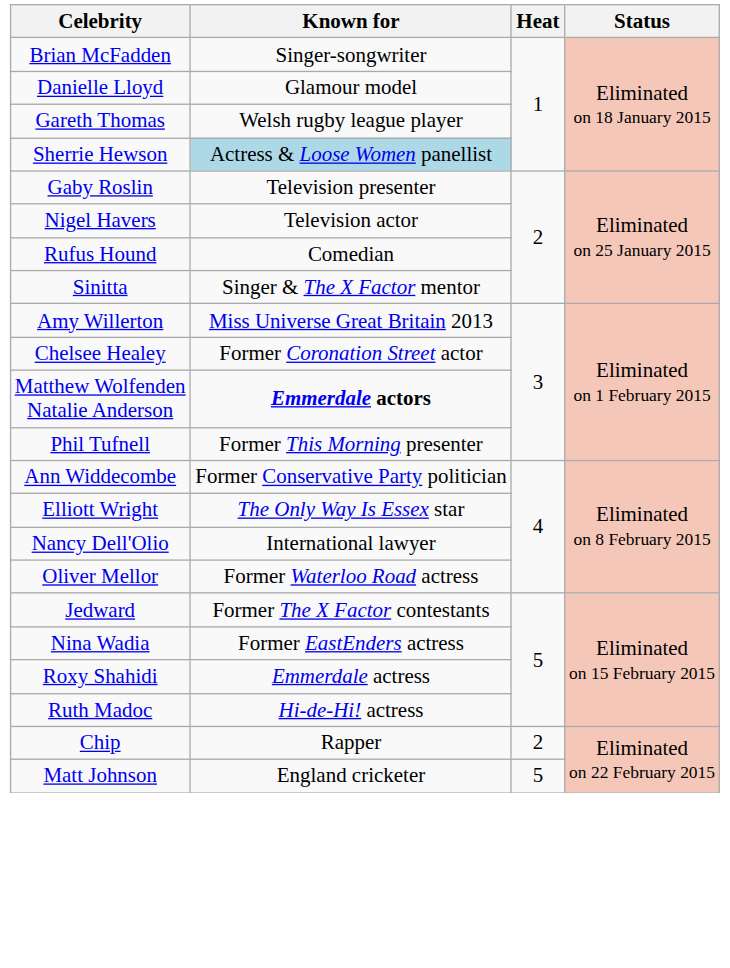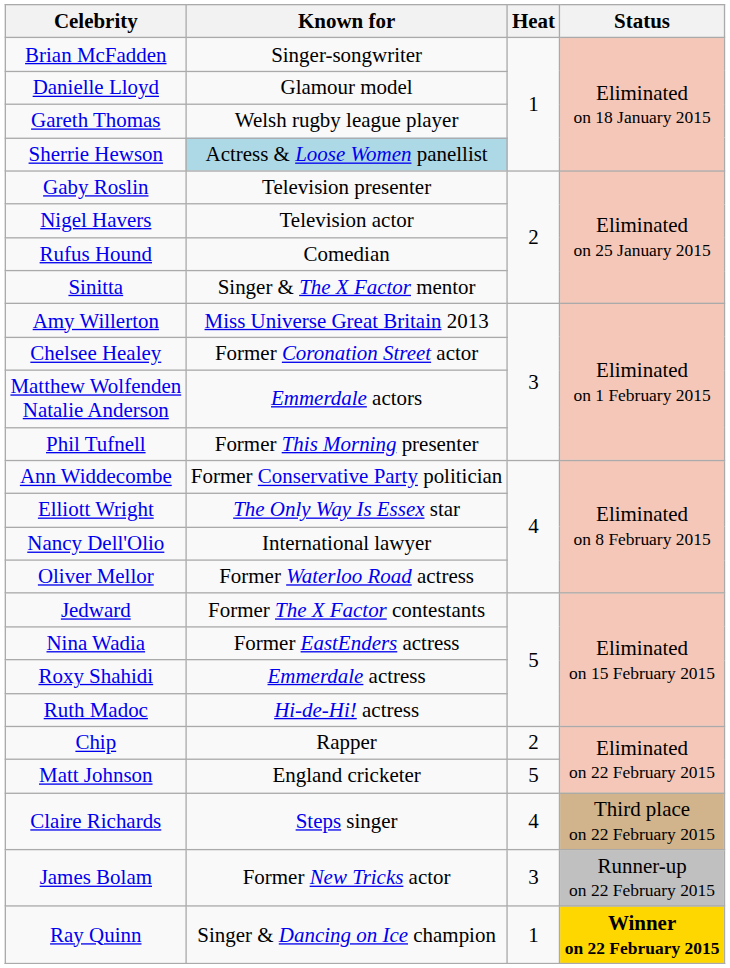(351, 398) bold -> (347, 398) normal
+ row: (96, 821)
+ row: (96, 877)
+ row: (96, 934)
